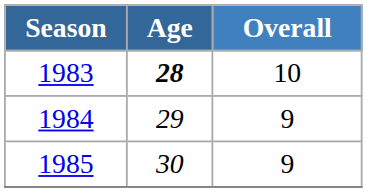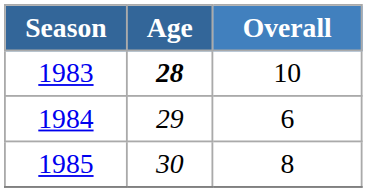(287, 118) 9 -> (287, 118) 6
(287, 164) 9 -> (287, 164) 8
